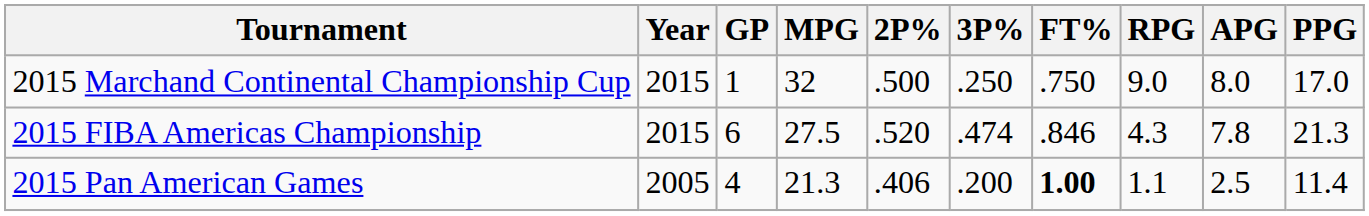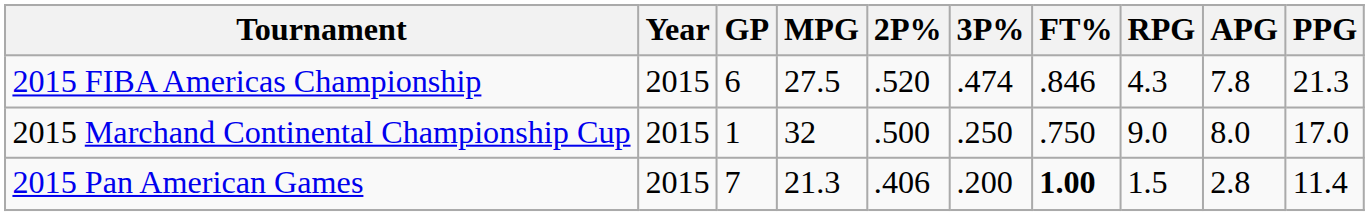rows swapped: (247, 132) <-> (321, 81)
(678, 183) 2005 -> (678, 183) 2015
(733, 183) 4 -> (733, 183) 7
(1148, 183) 1.1 -> (1148, 183) 1.5
(1230, 183) 2.5 -> (1230, 183) 2.8
